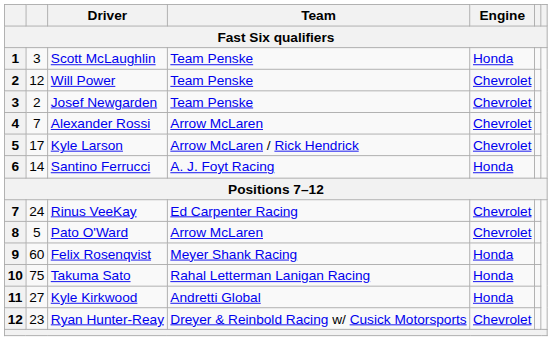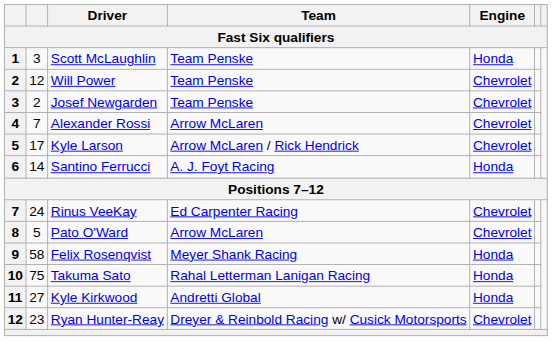(37, 254) 60 -> (37, 254) 58
